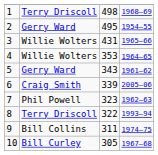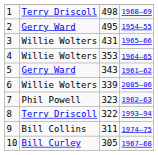(51, 85) Craig Smith -> (59, 85) Willie Wolters
